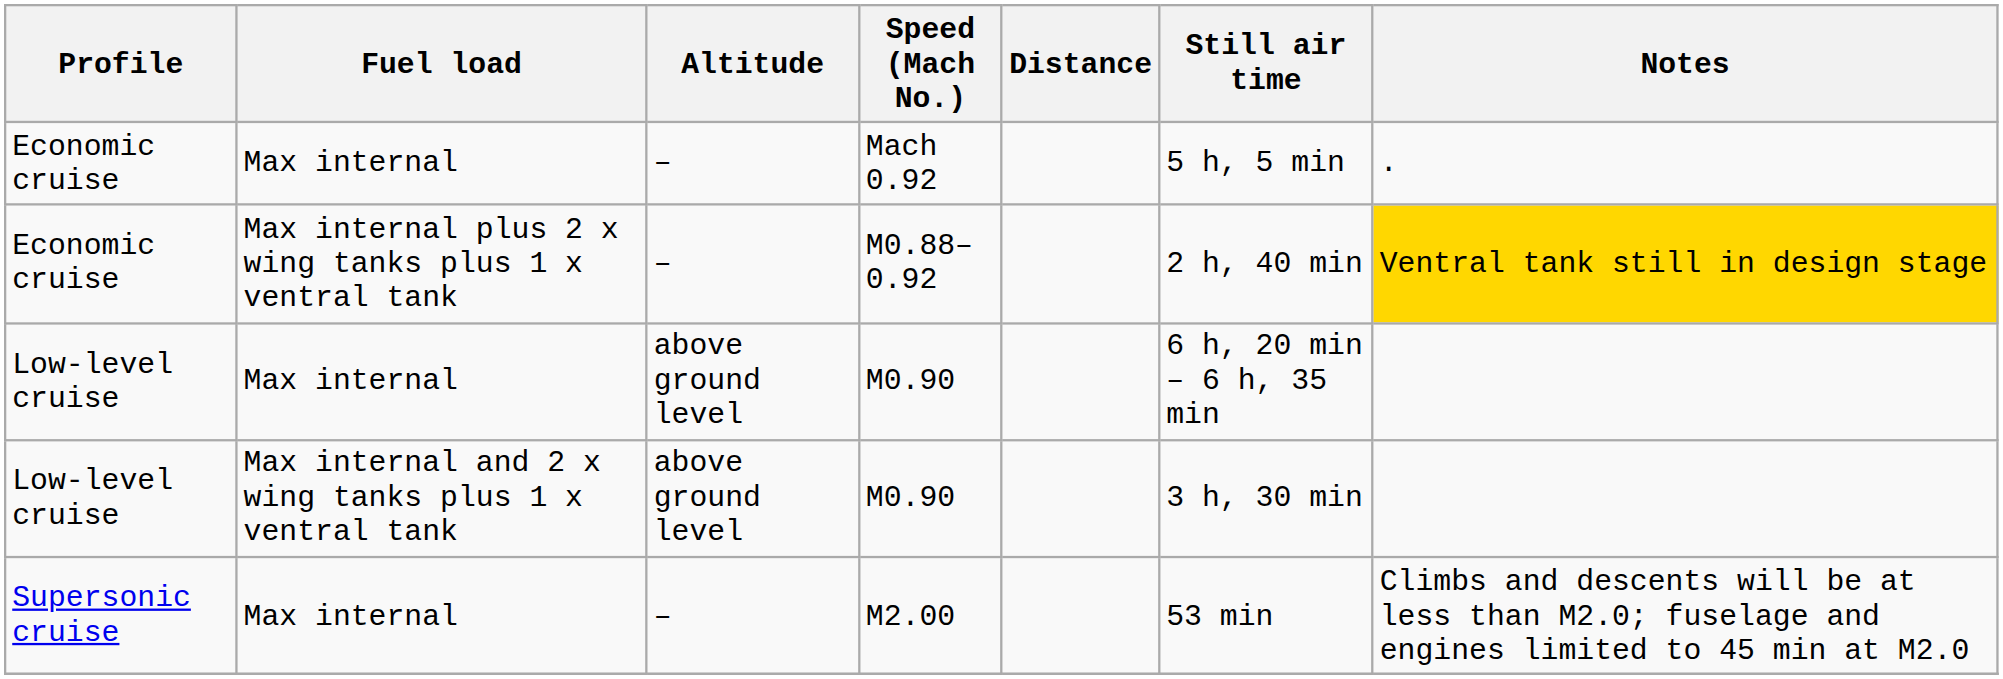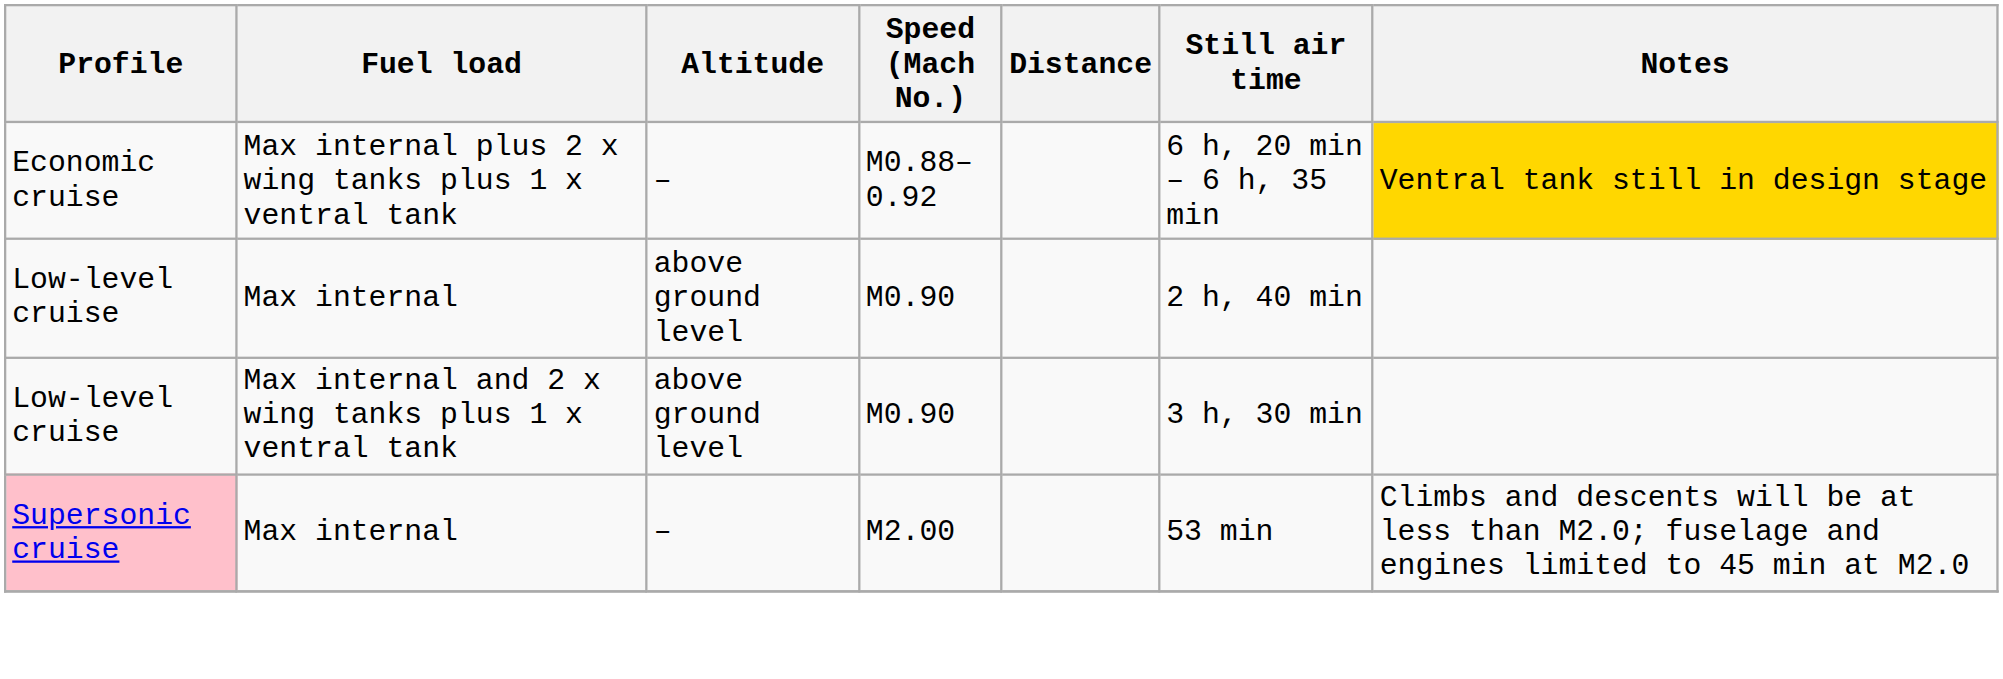- row: (351, 164)
(1265, 264) 2 h, 40 min -> (1265, 181) 6 h, 20 min – 6 h, 35 min
(1265, 381) 6 h, 20 min – 6 h, 35 min -> (1265, 298) 2 h, 40 min
(102, 616) no background -> (102, 533) pink background
